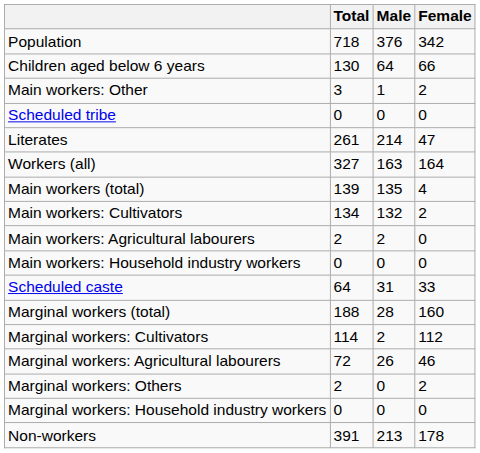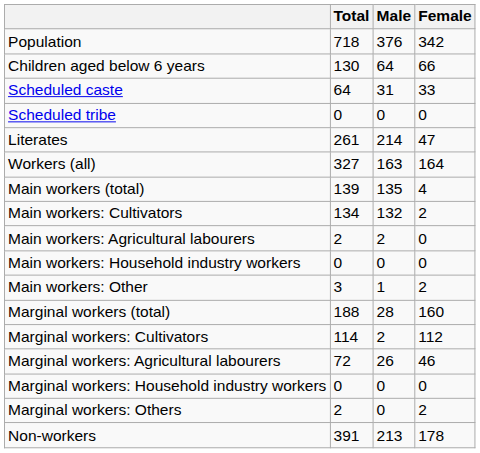rows swapped: (65, 287) <-> (78, 90)
rows swapped: (167, 410) <-> (95, 386)
